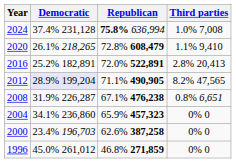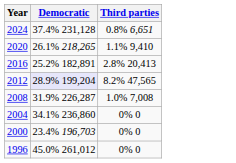- column: (132, 13)
(199, 30) 1.0% 7,008 -> (130, 30) 0.8% 6,651
(199, 98) 0.8% 6,651 -> (130, 98) 1.0% 7,008
